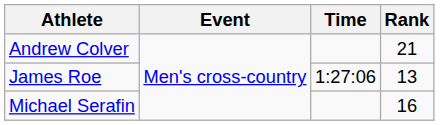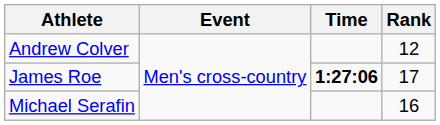(407, 48) 21 -> (409, 48) 12
(345, 77) normal -> (346, 77) bold
(407, 77) 13 -> (409, 77) 17
